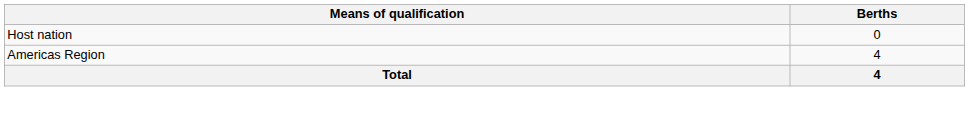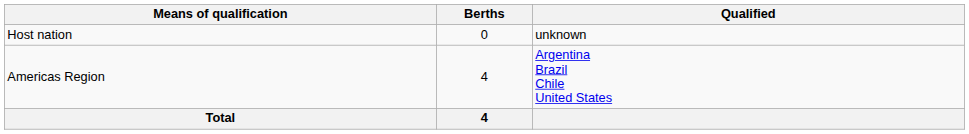+ column: (748, 14)
